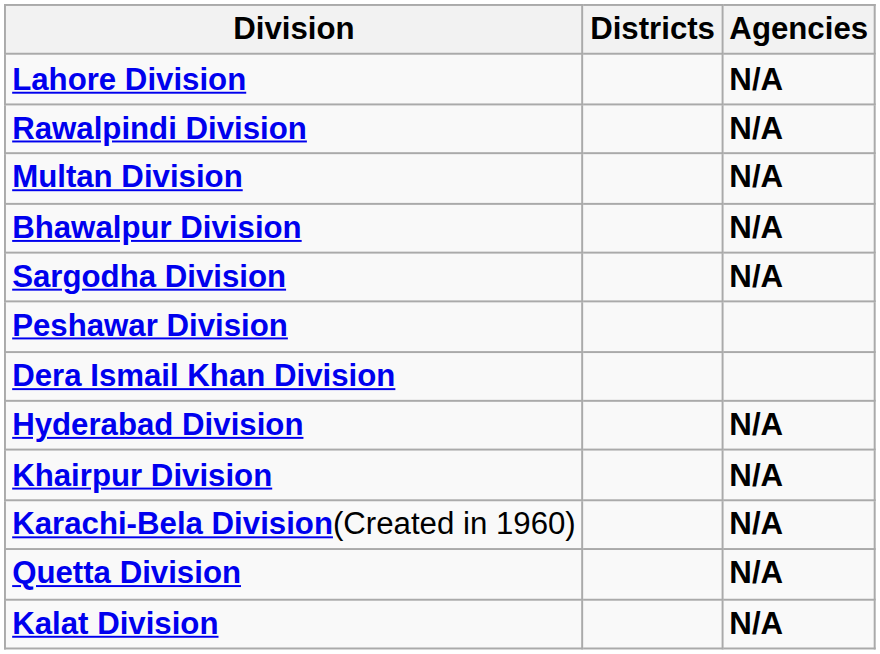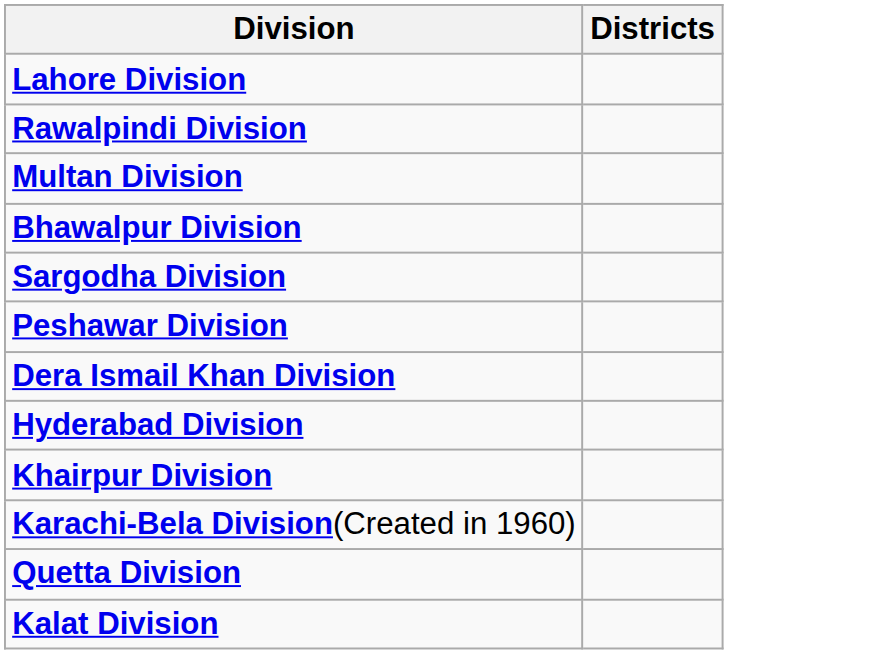- column: (799, 29)
